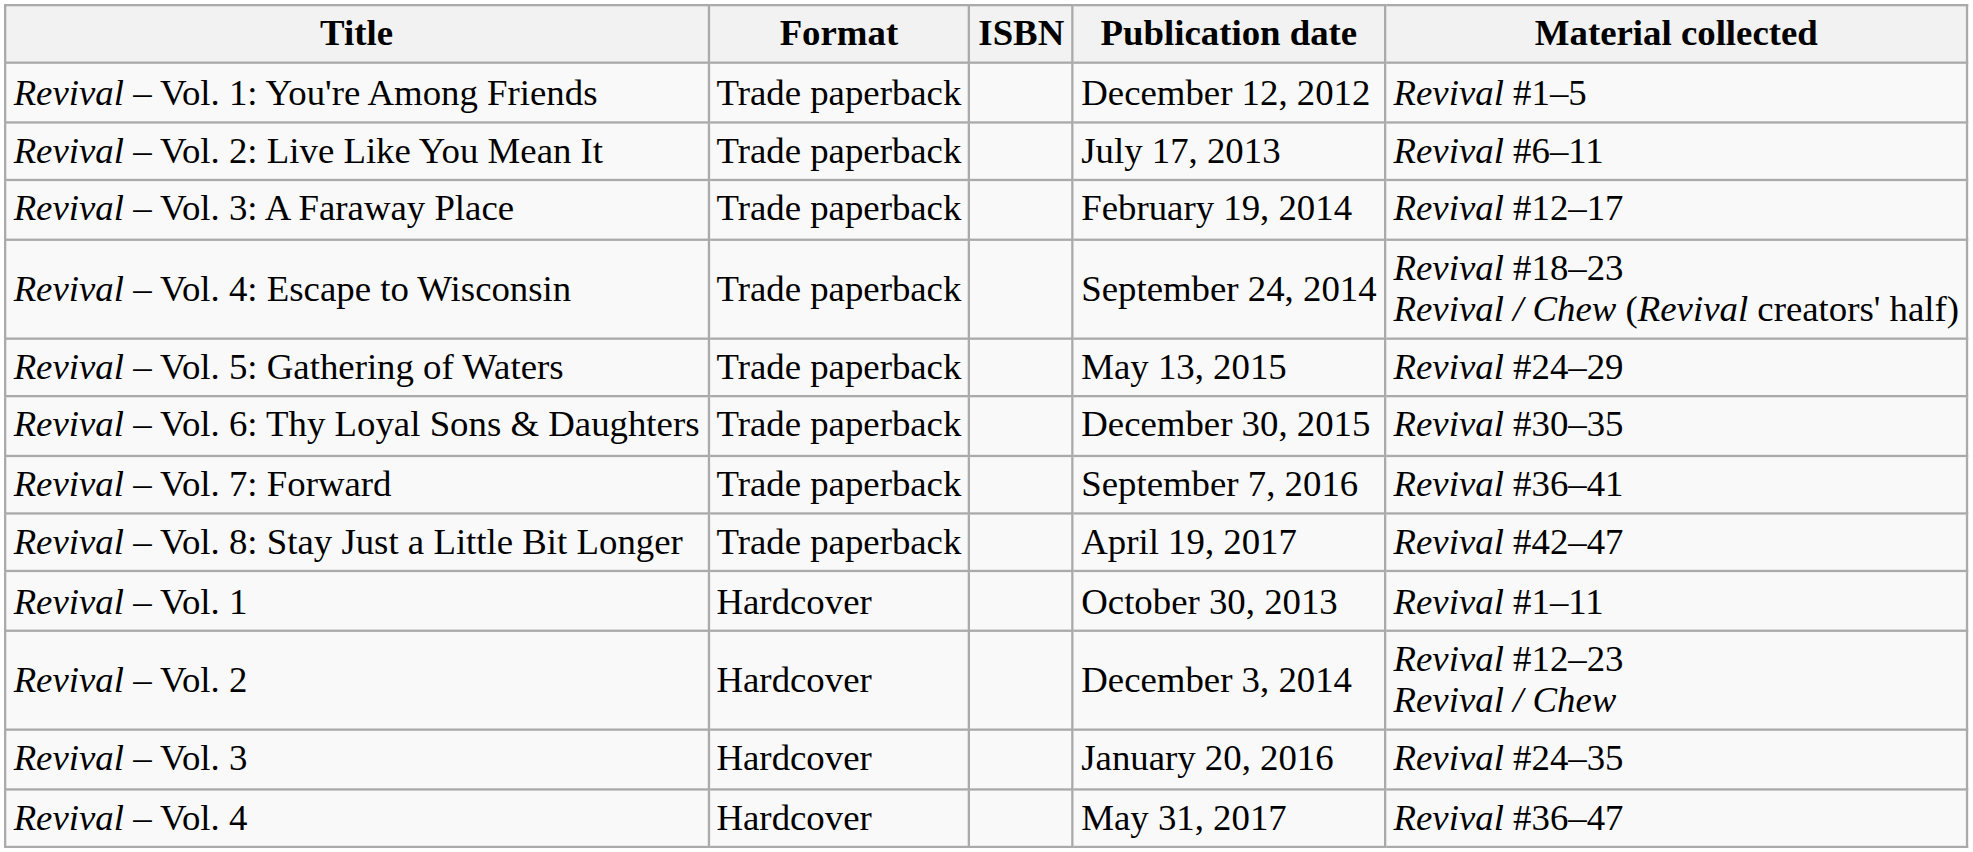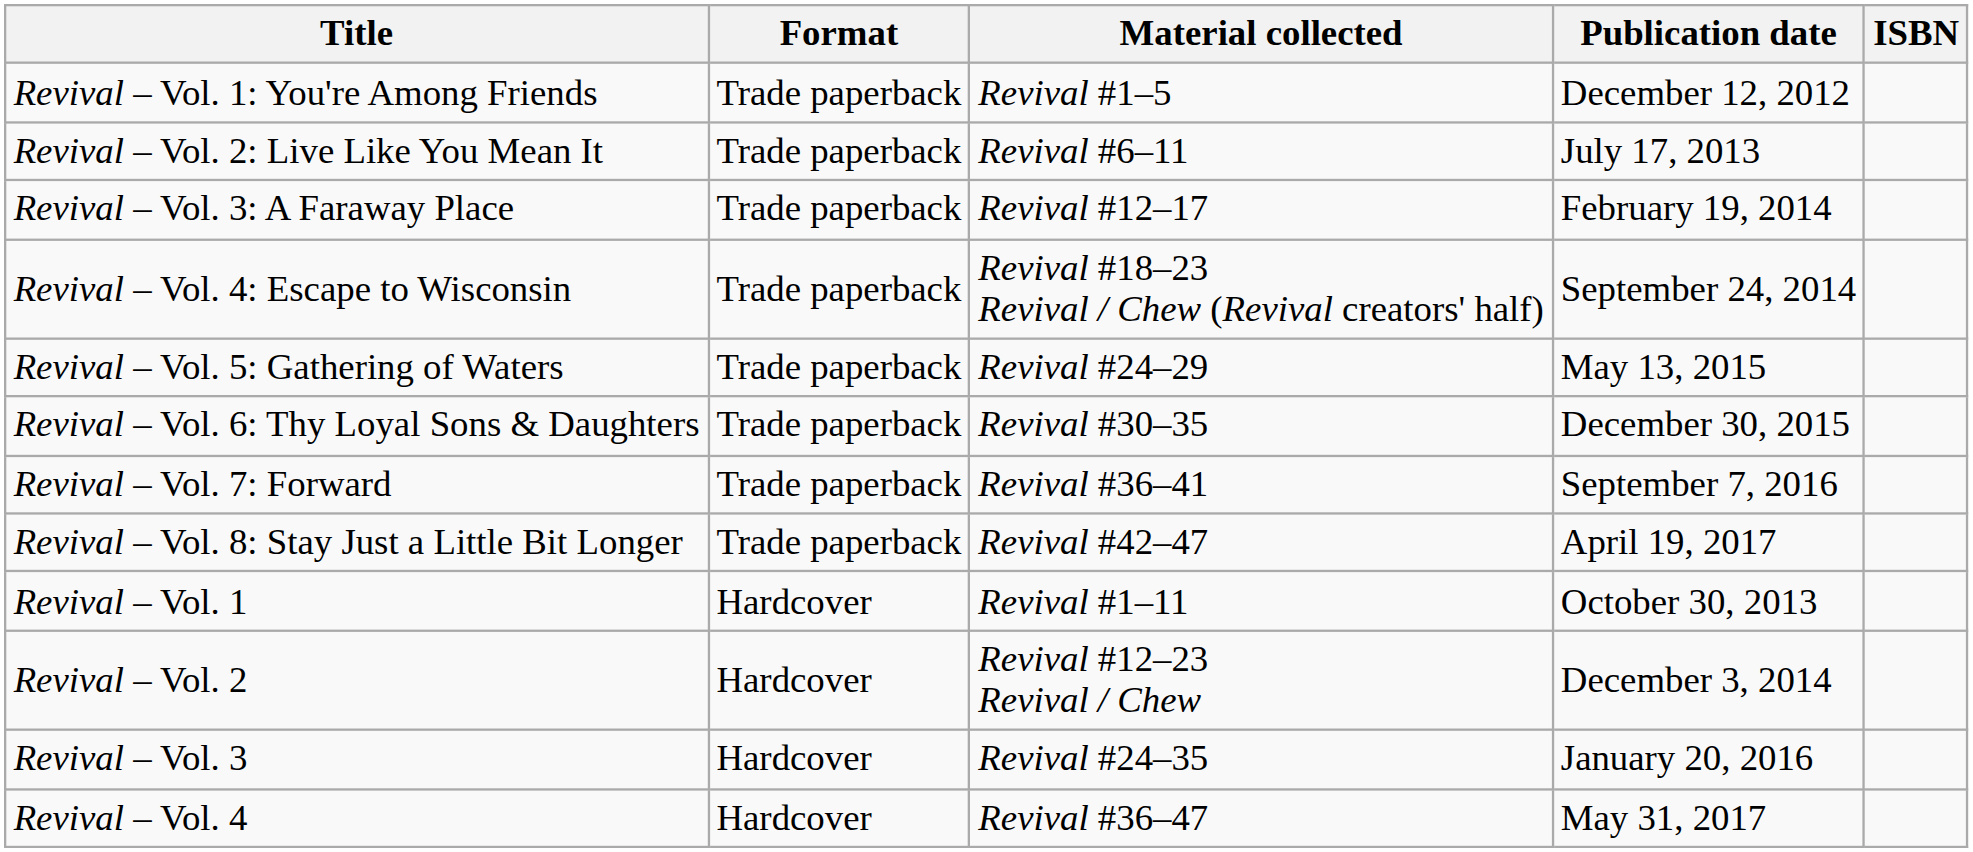columns swapped: (1676, 33) <-> (1021, 33)
